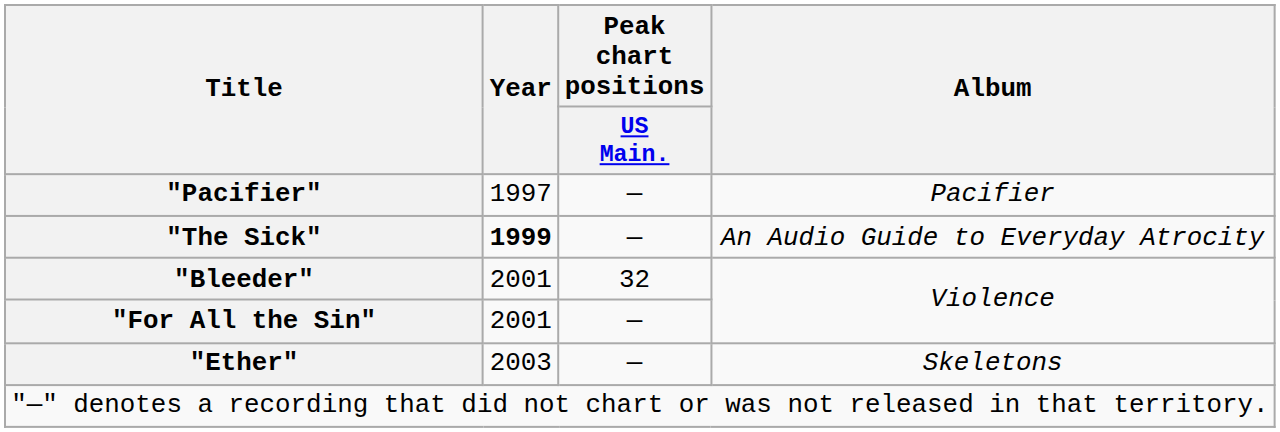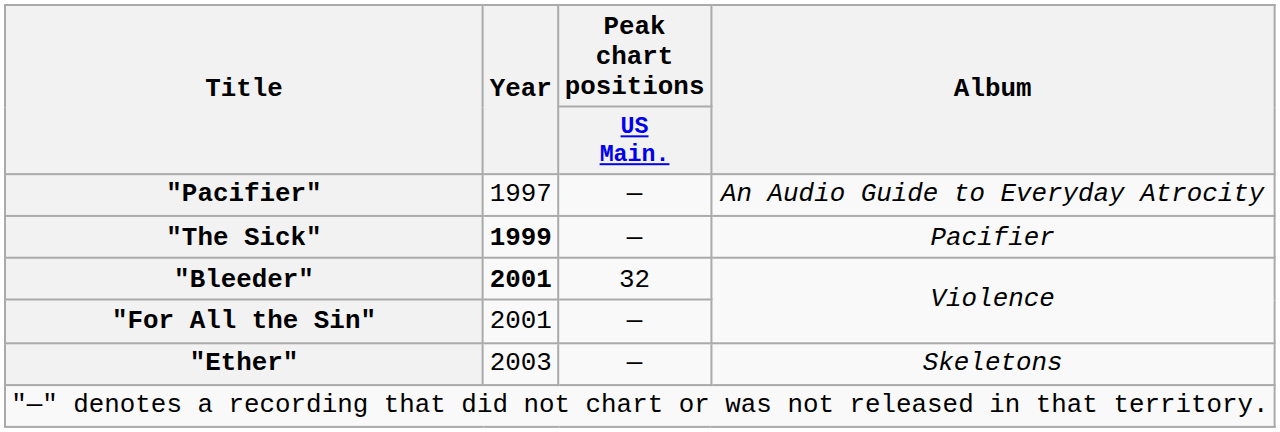(993, 195) Pacifier -> (993, 195) An Audio Guide to Everyday Atrocity
(993, 237) An Audio Guide to Everyday Atrocity -> (993, 237) Pacifier
(521, 279) normal -> (521, 279) bold
